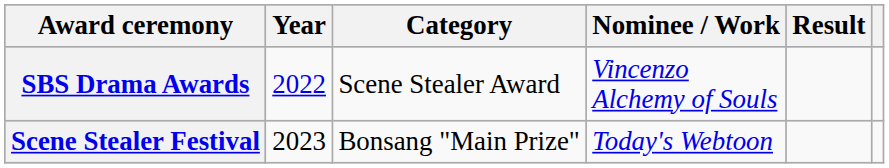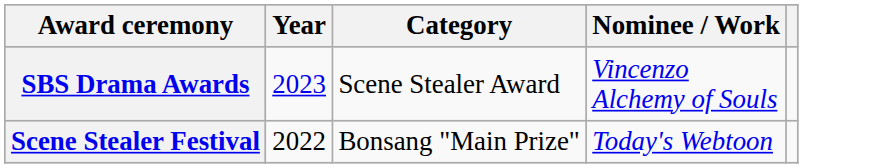- column: (829, 25)
(299, 83) 2022 -> (299, 83) 2023
(299, 141) 2023 -> (299, 141) 2022
